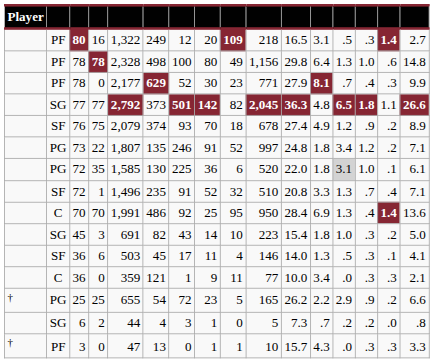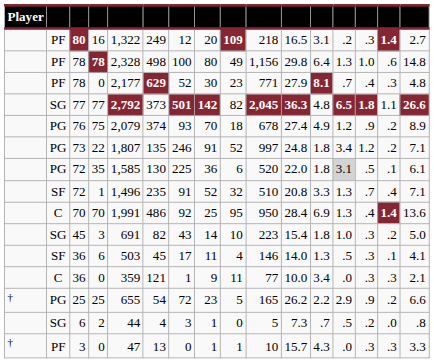(347, 40) .5 -> (347, 40) .2
(418, 83) 9.9 -> (418, 83) 4.8
(58, 126) SF -> (58, 126) PG
(366, 169) 1.0 -> (370, 169) .5
(347, 323) .2 -> (347, 323) .5
